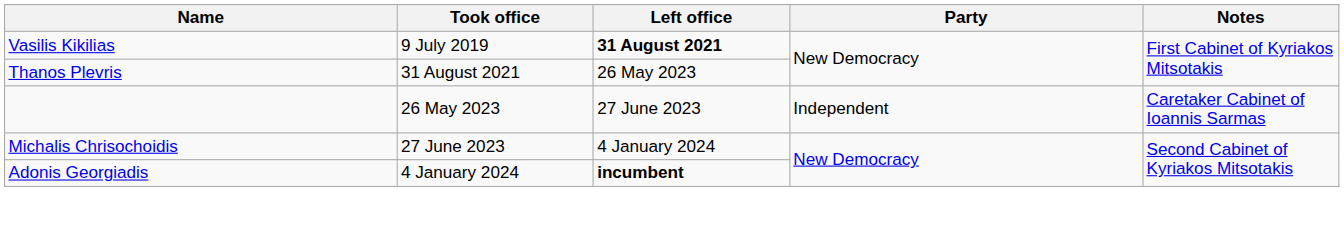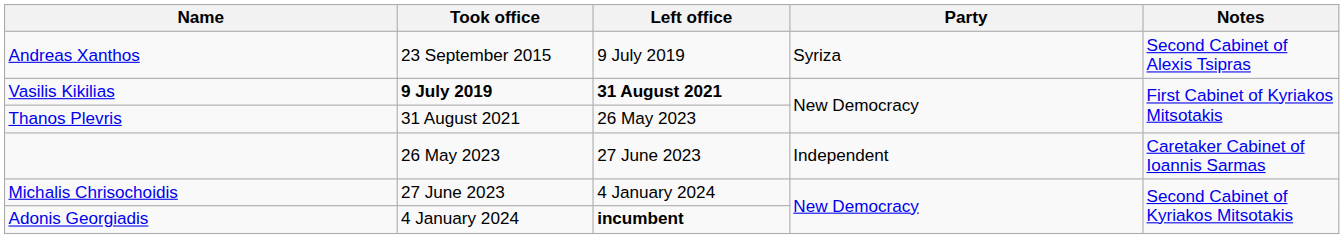+ row: (74, 54)
(445, 45) normal -> (447, 91) bold
